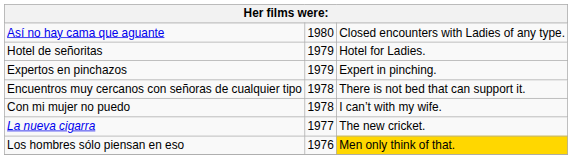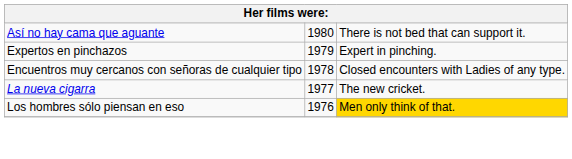(452, 32) Closed encounters with Ladies of any type. -> (432, 32) There is not bed that can support it.
- row: (55, 51)
(432, 88) There is not bed that can support it. -> (452, 70) Closed encounters with Ladies of any type.
- row: (69, 107)
